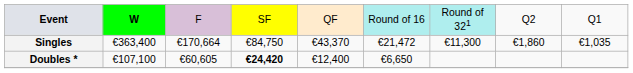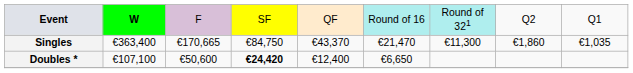(198, 44) €170,664 -> (198, 44) €170,665
(396, 44) €21,472 -> (396, 44) €21,470
(198, 60) €60,605 -> (198, 60) €50,600
